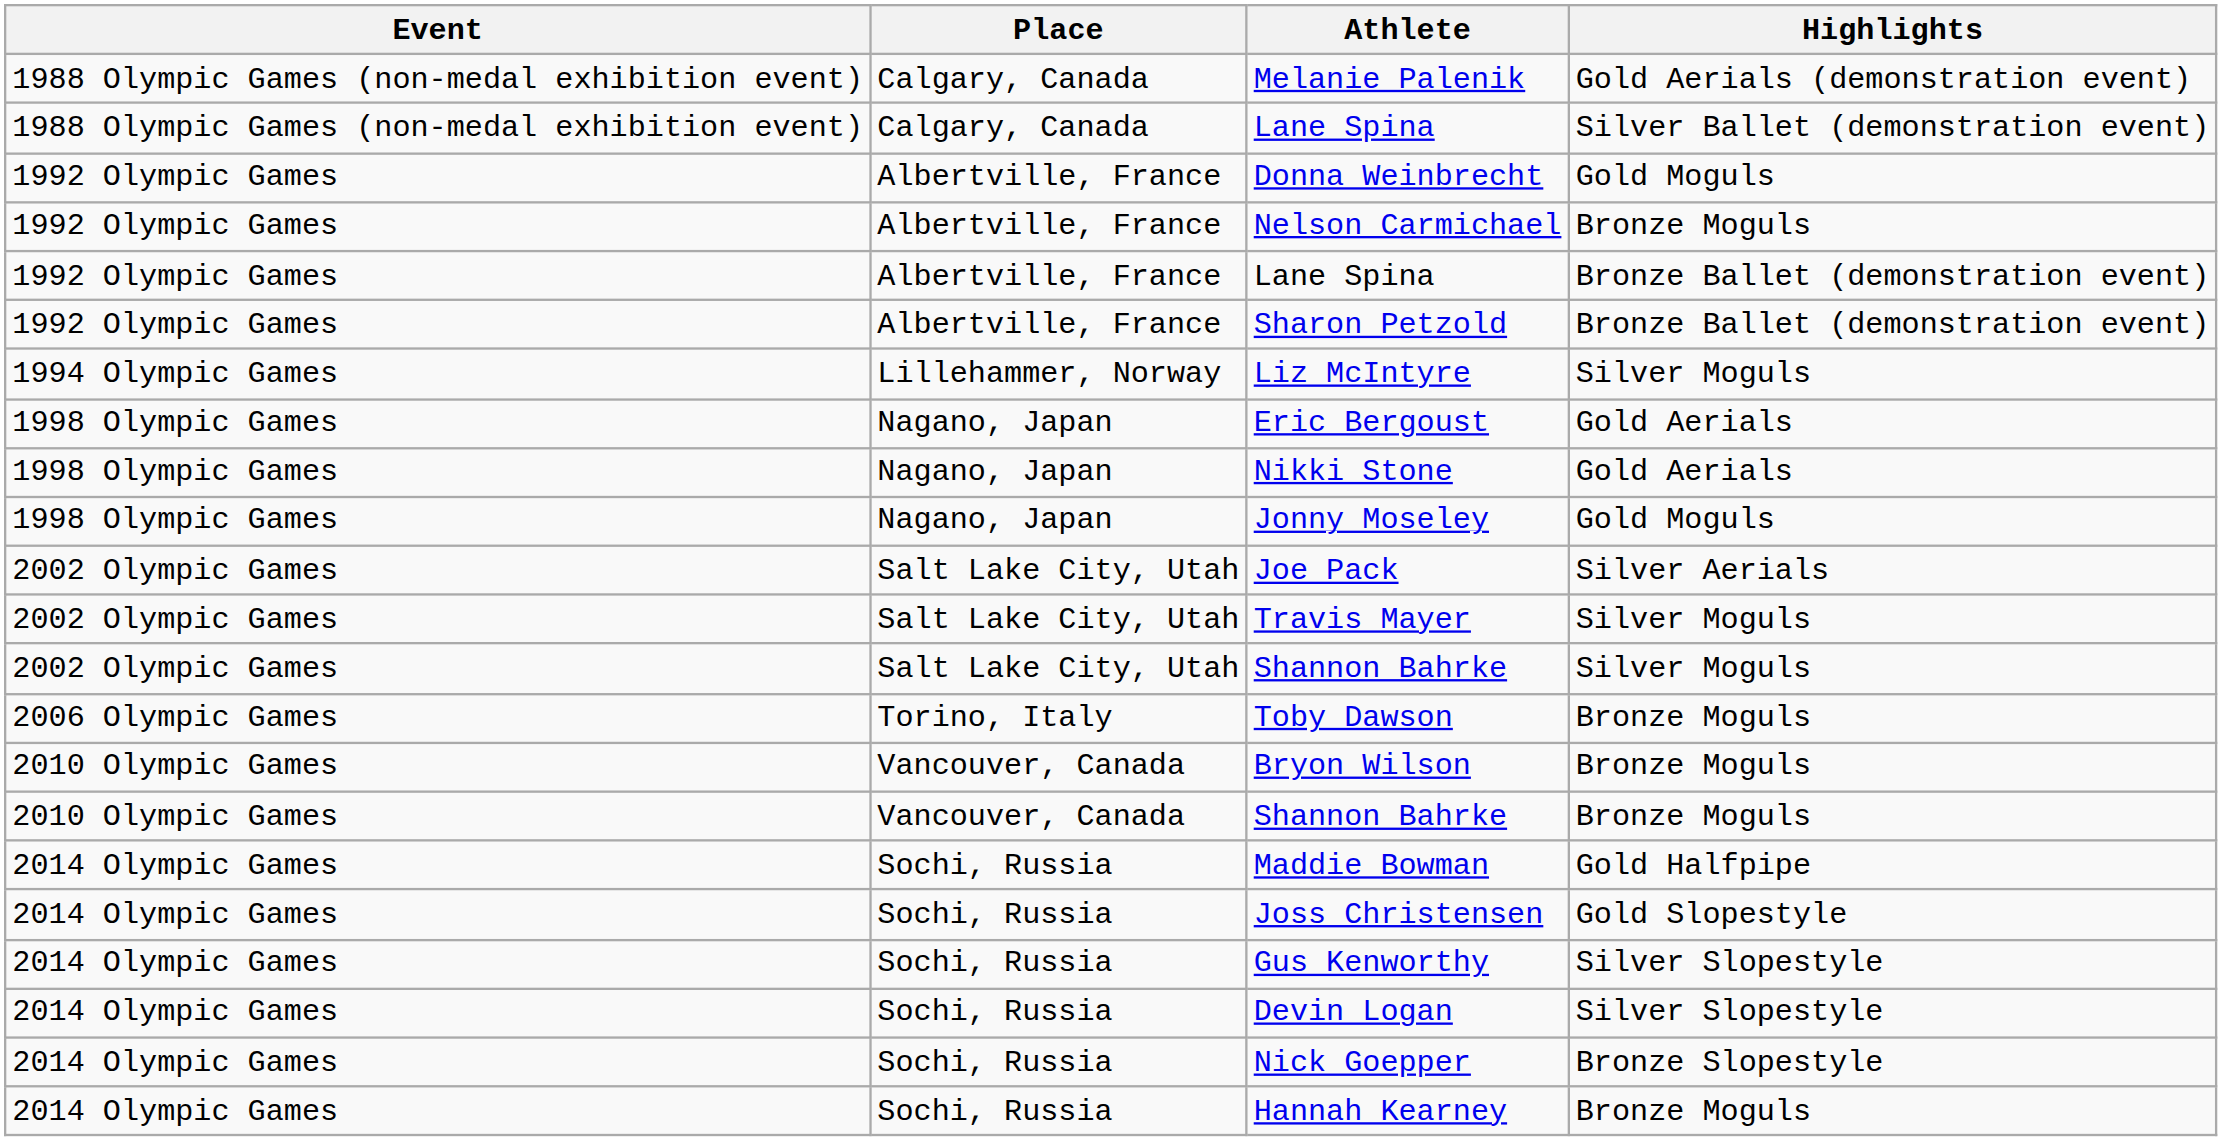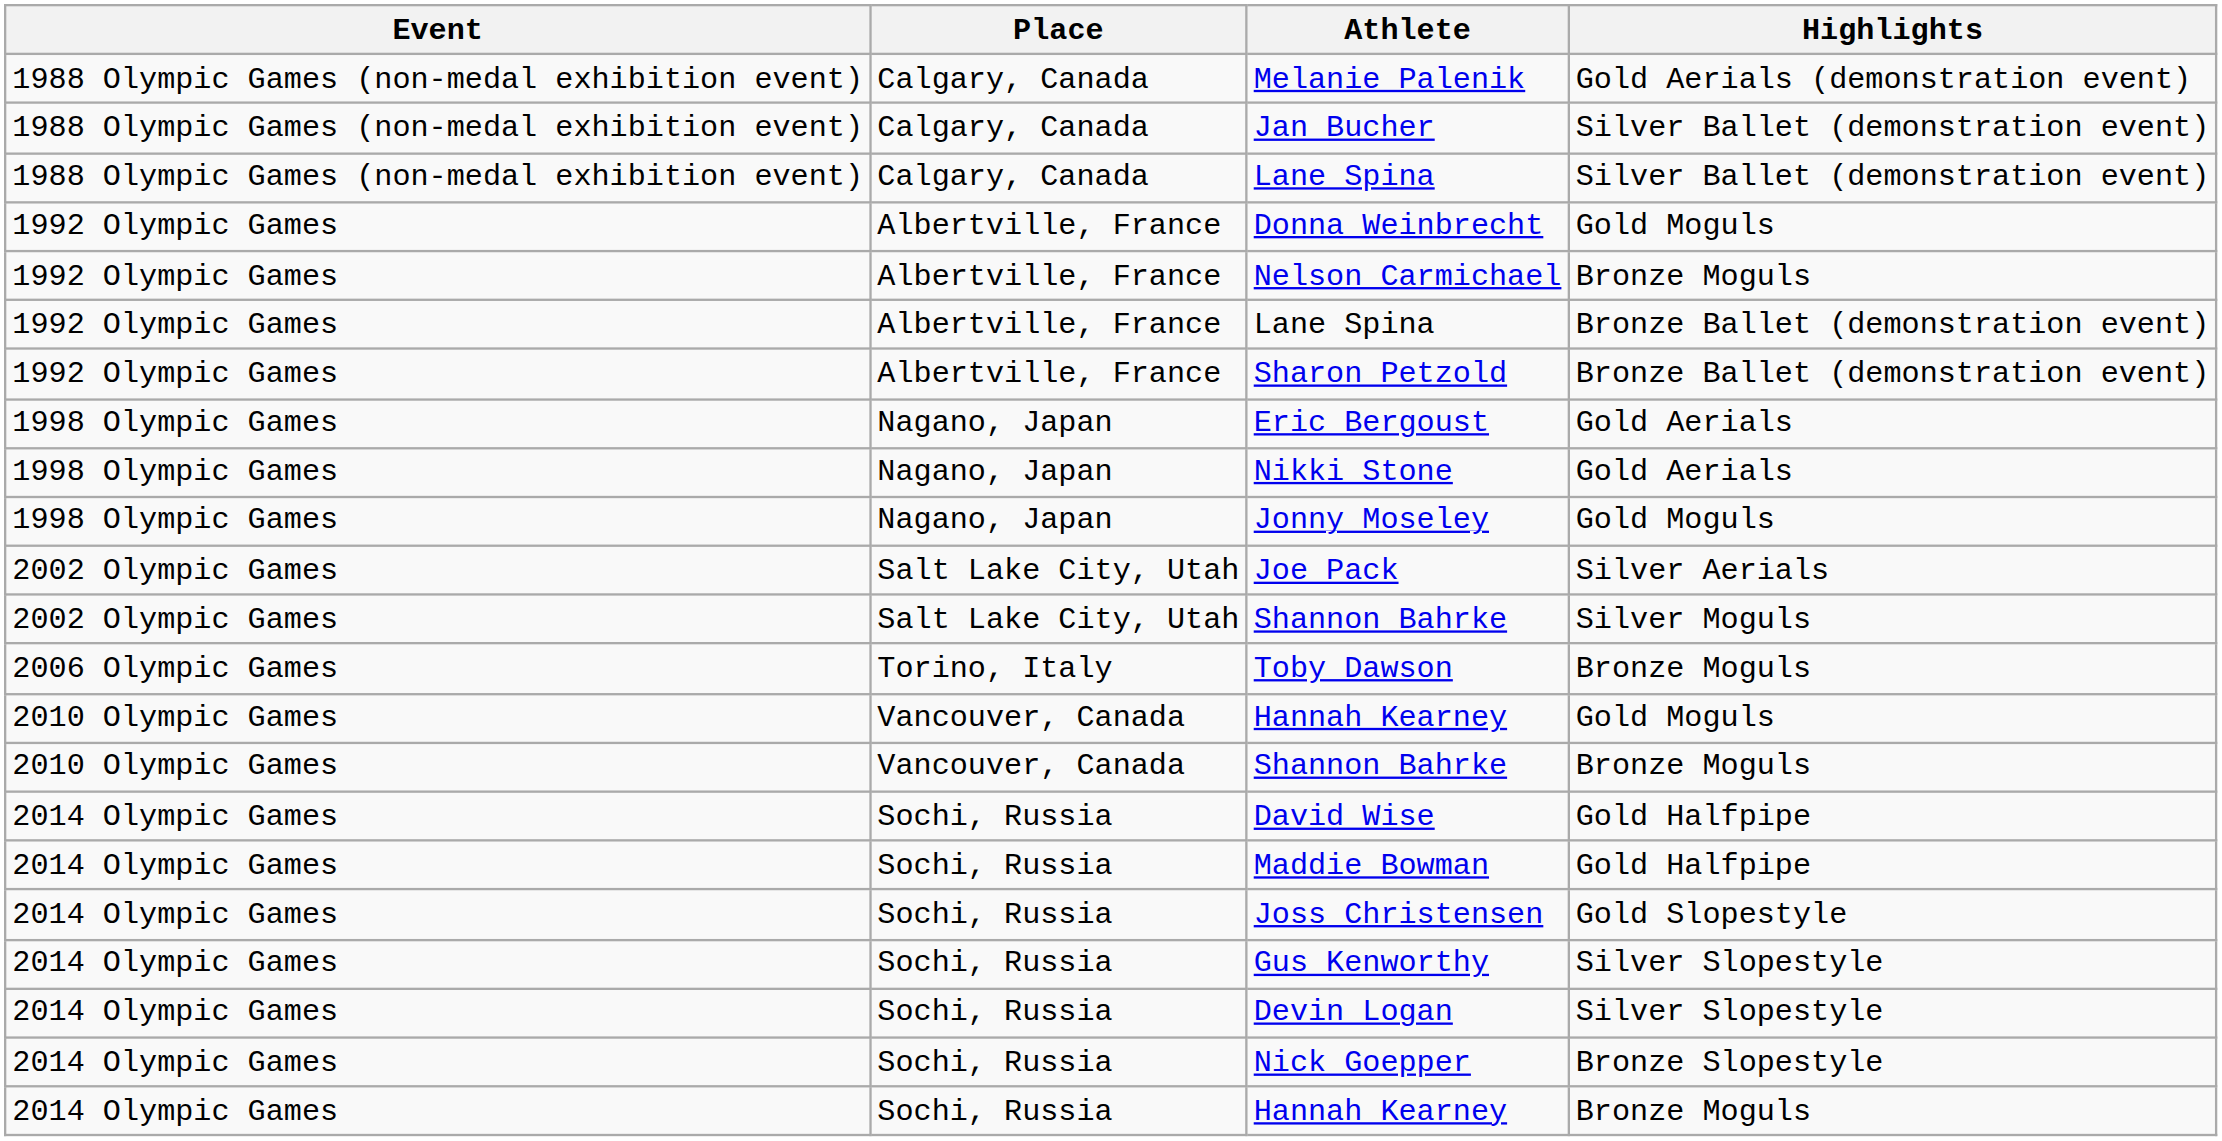+ row: (1344, 128)
- row: (1362, 374)
- row: (1362, 620)
+ row: (1380, 718)
- row: (1362, 767)
+ row: (1344, 816)
